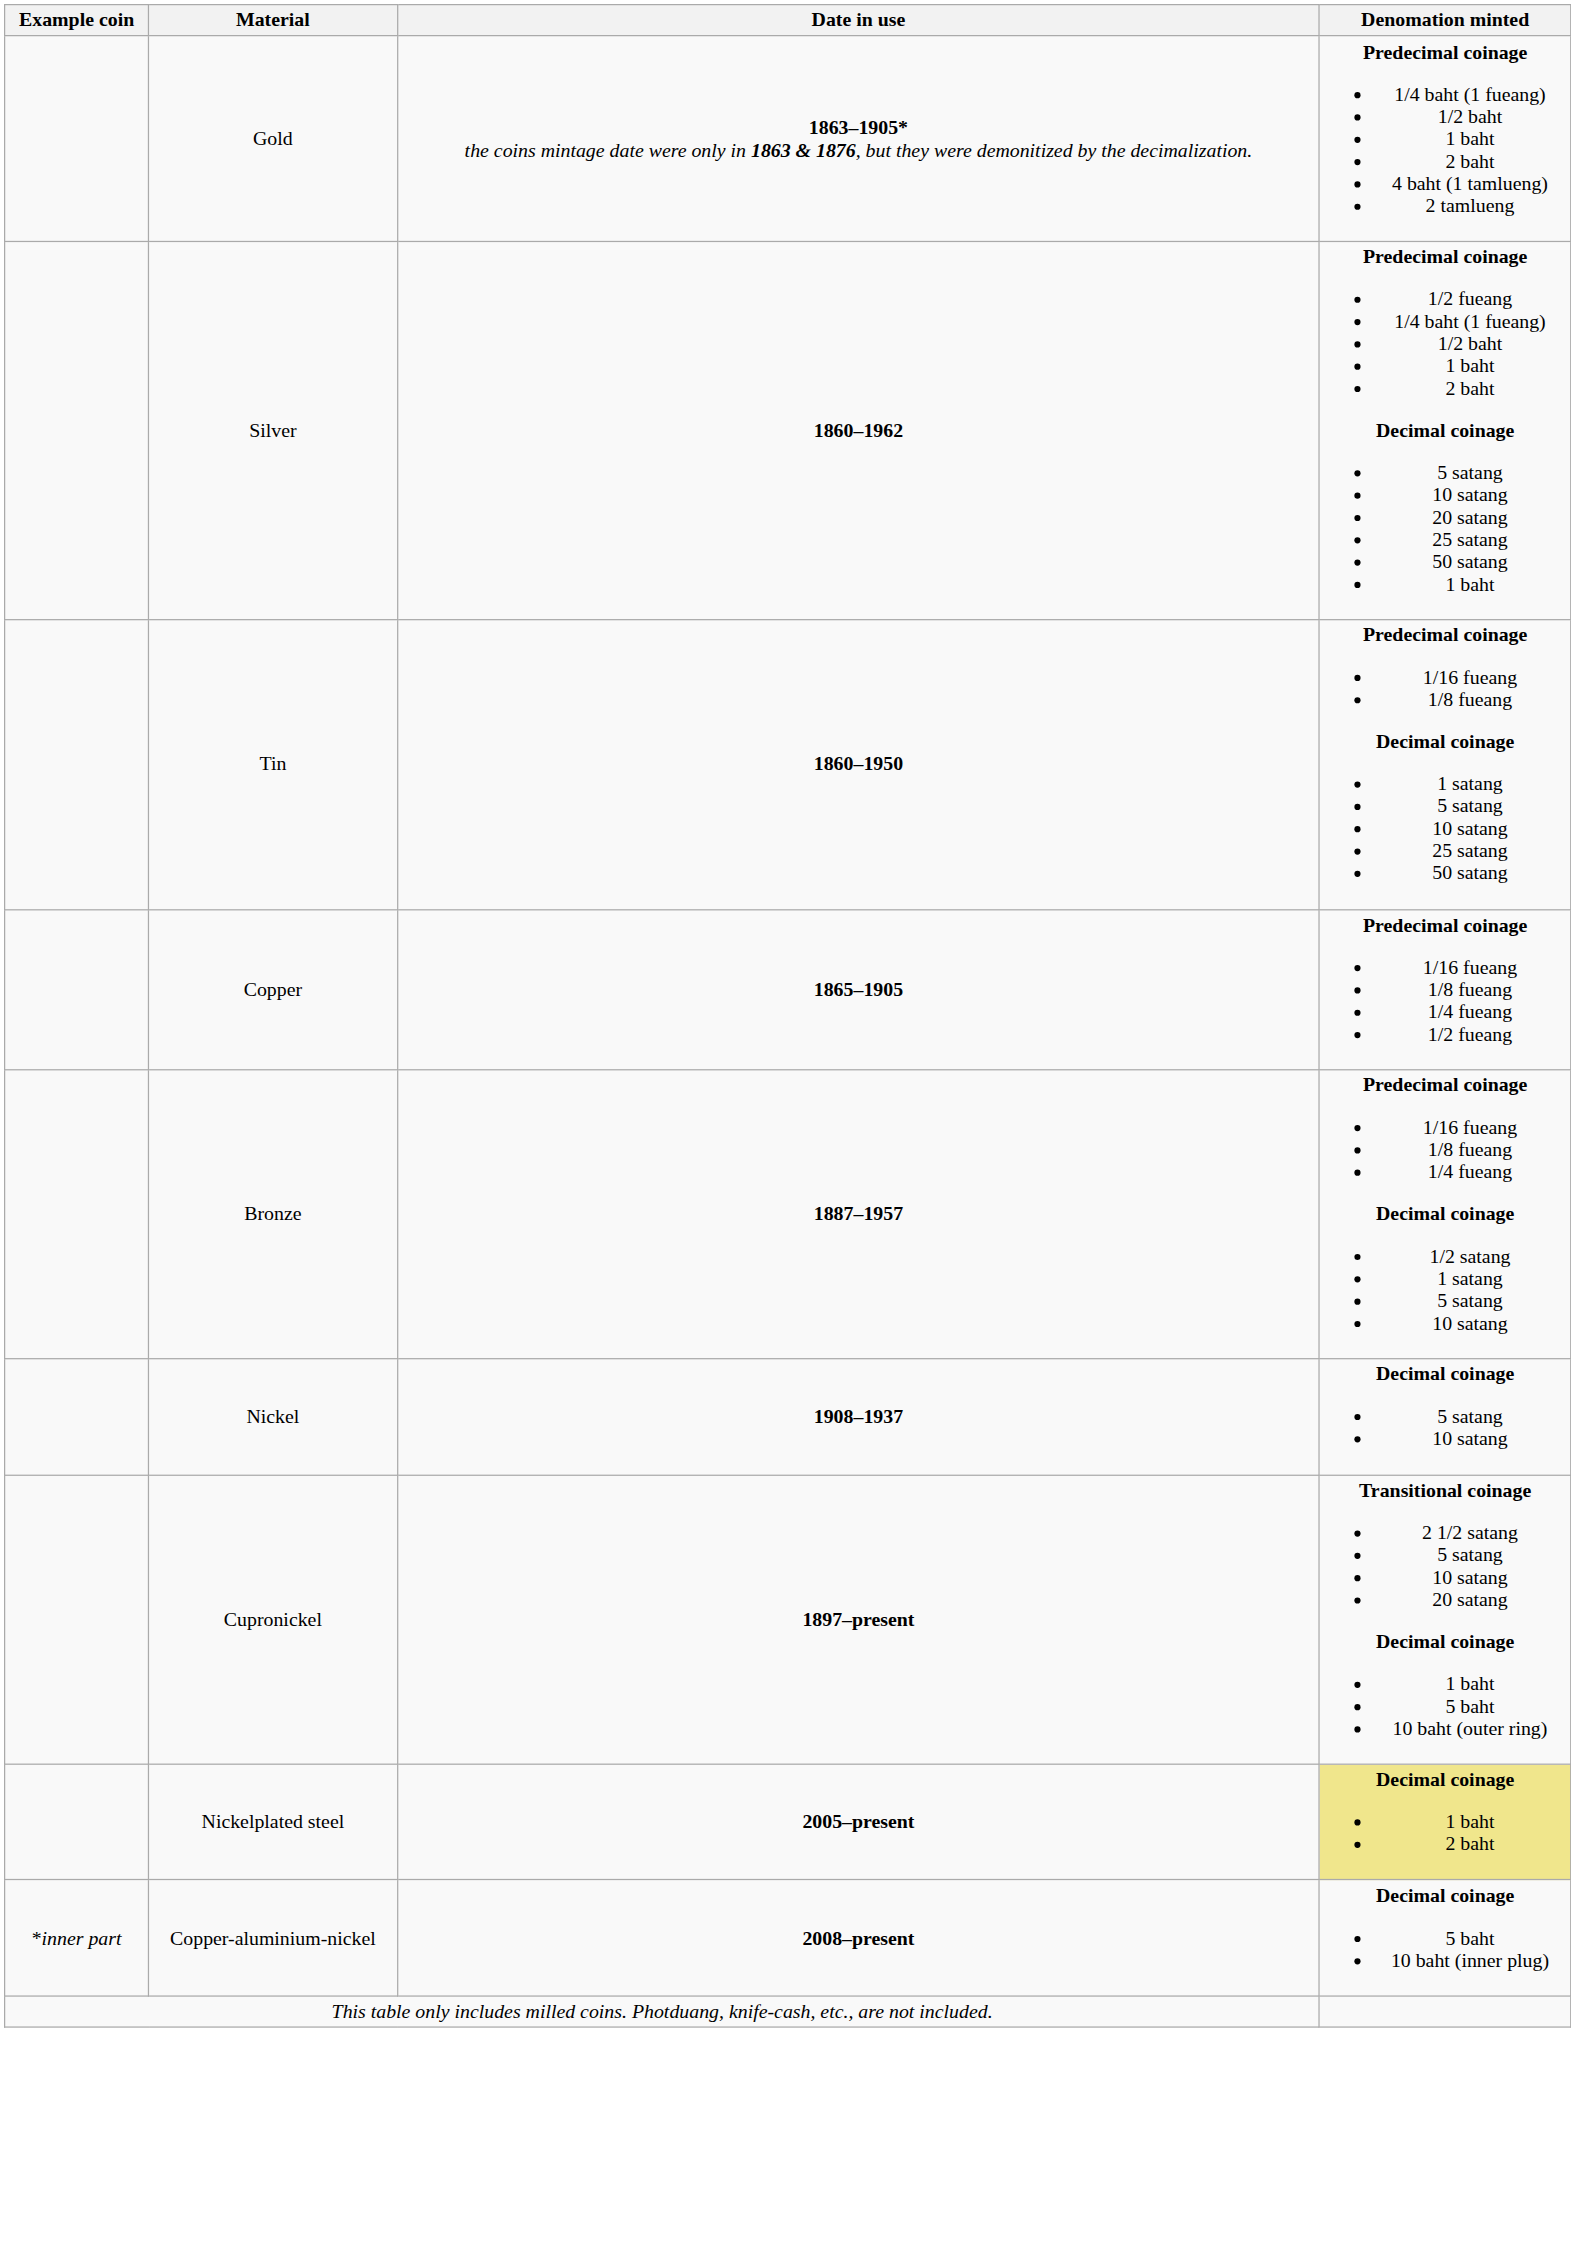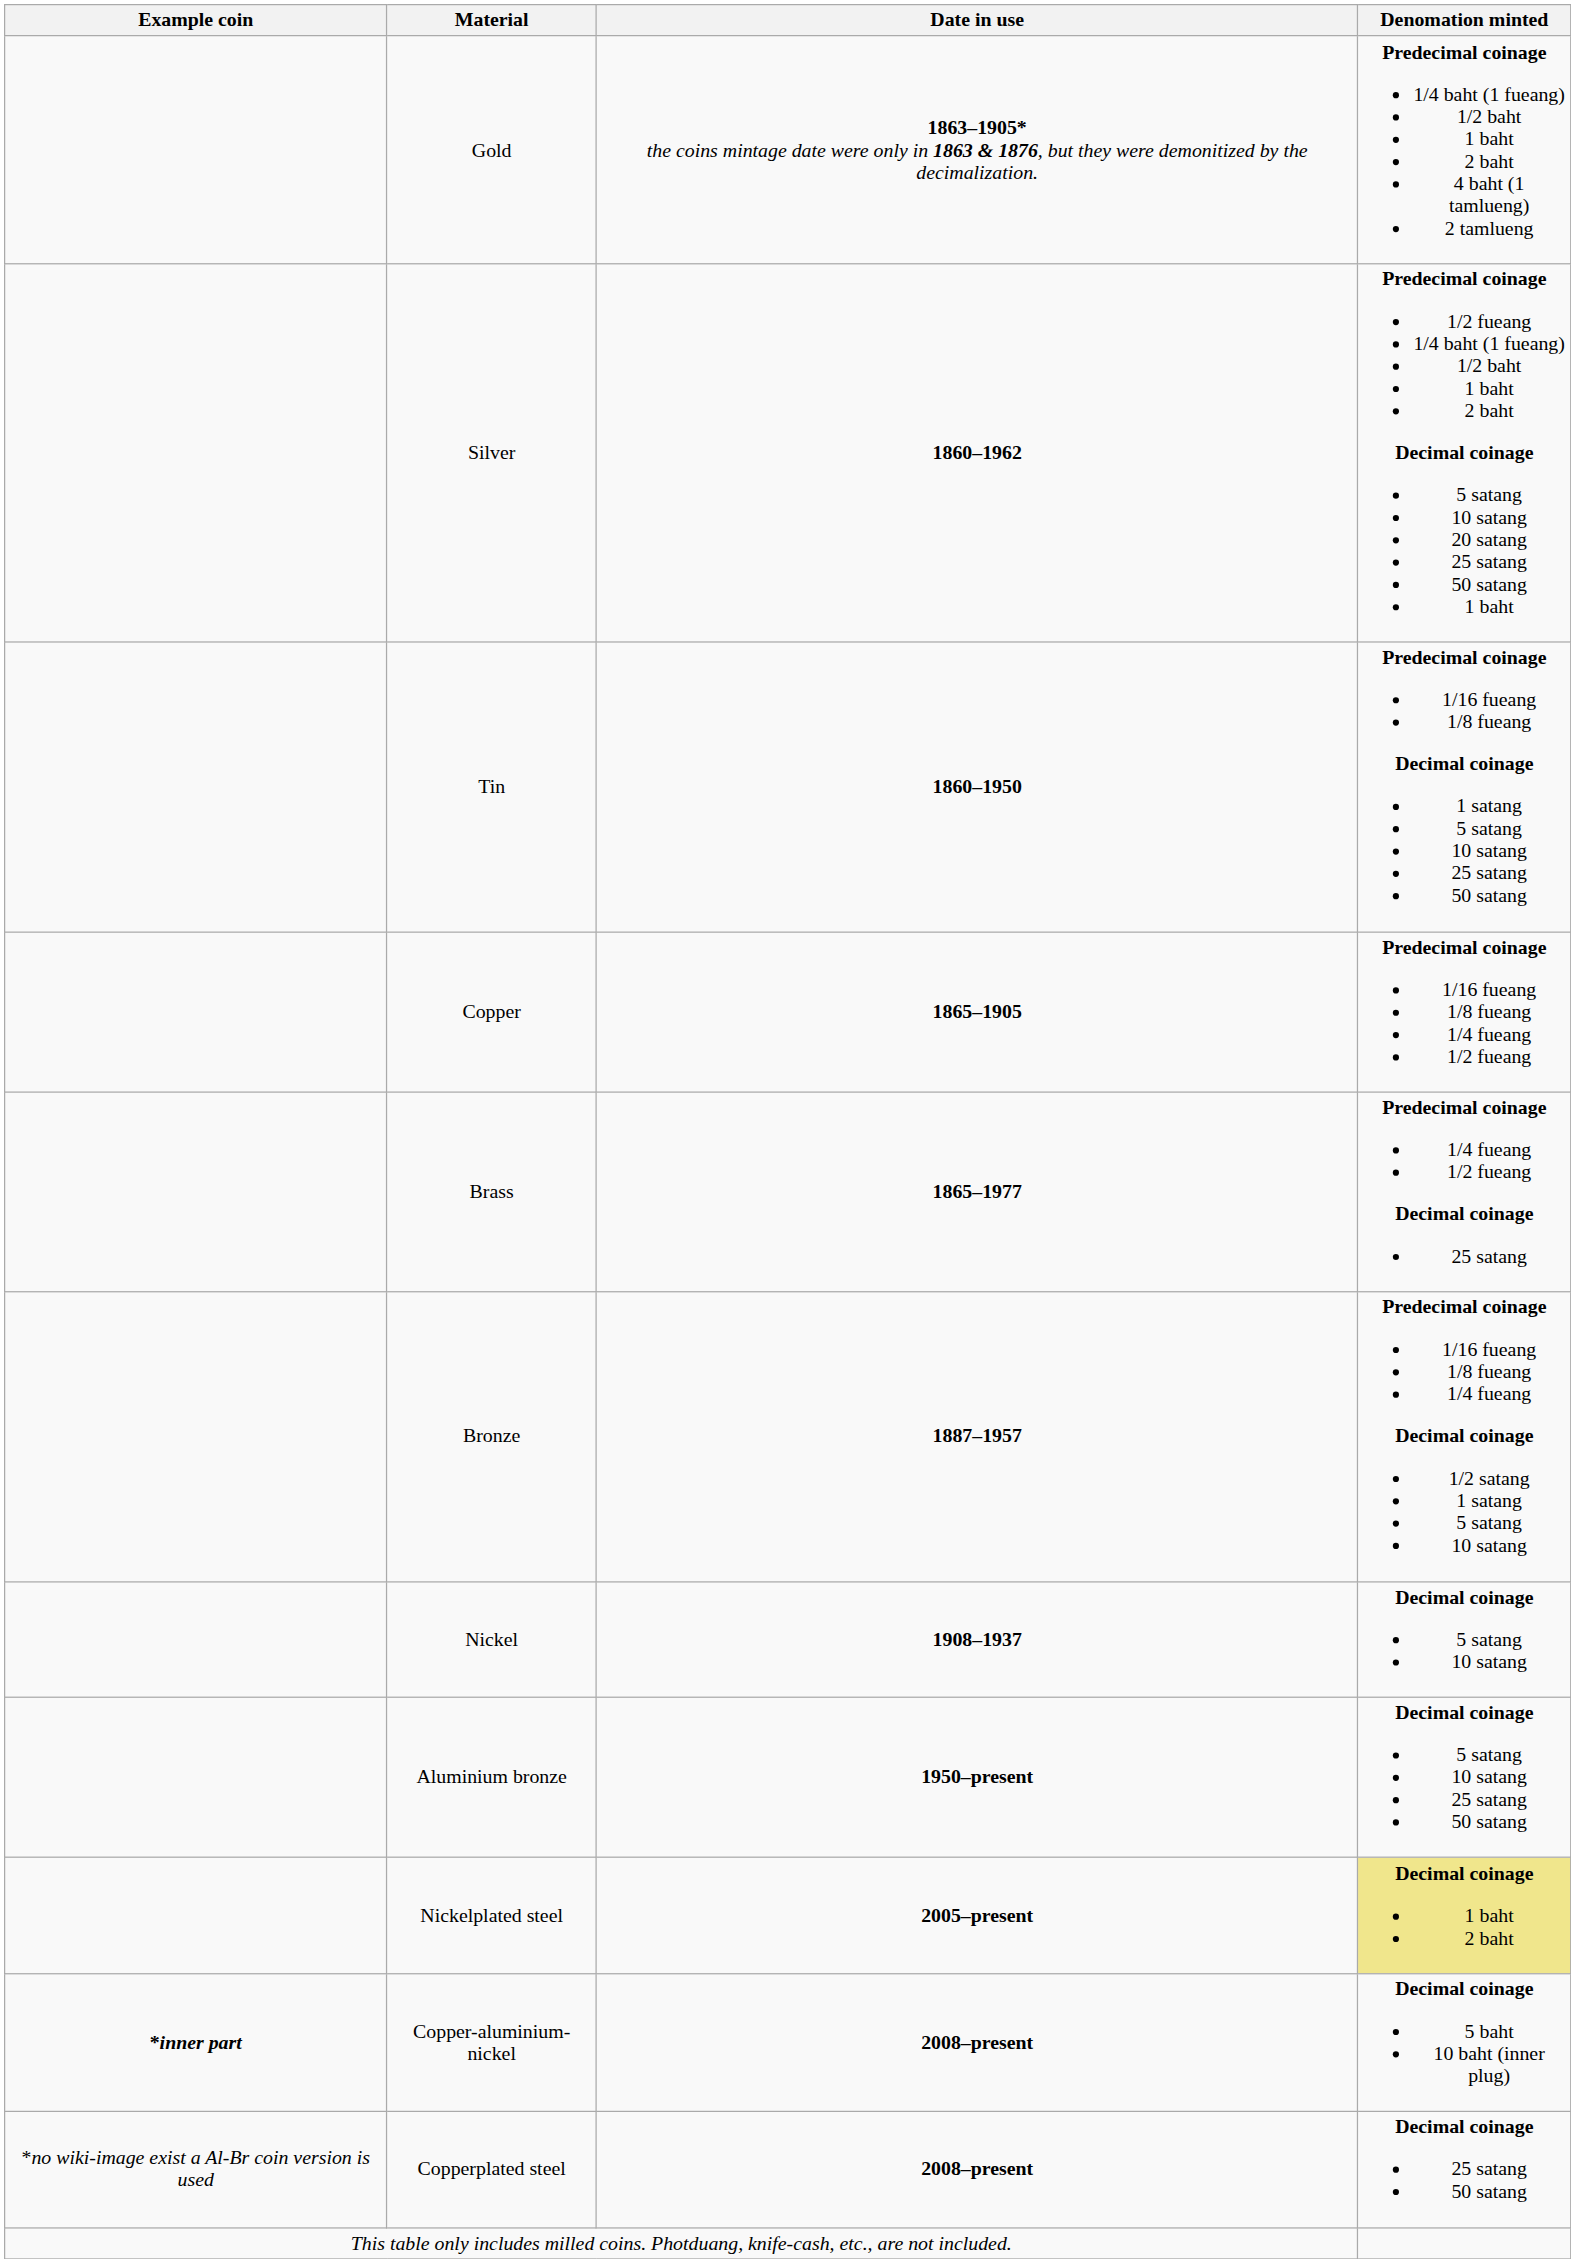+ row: (492, 1191)
+ row: (492, 1777)
- row: (273, 1619)
(77, 1937) normal -> (196, 2042) bold
+ row: (492, 2169)
